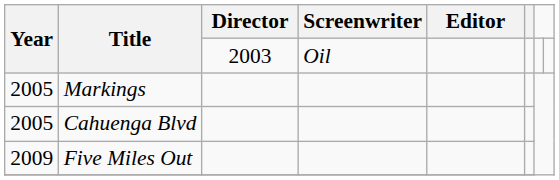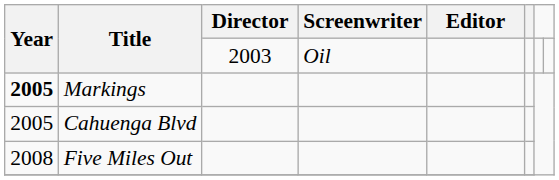(32, 89) normal -> (32, 89) bold
(32, 157) 2009 -> (32, 157) 2008
